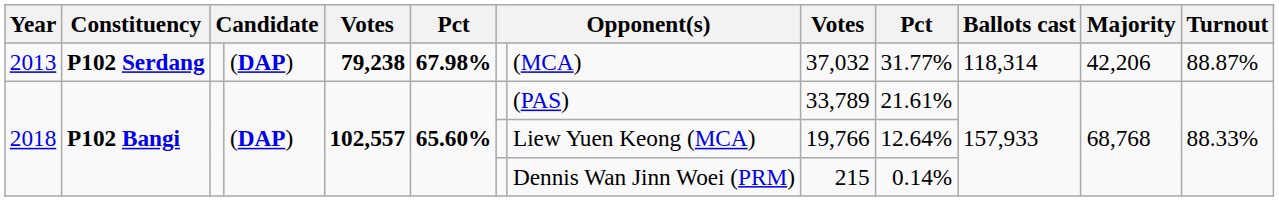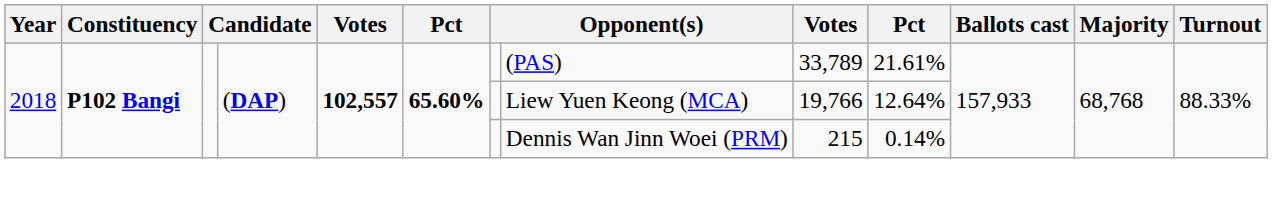- row: (33, 62)
